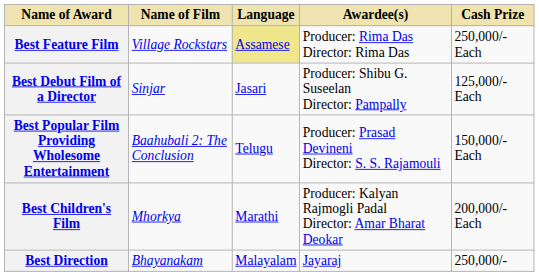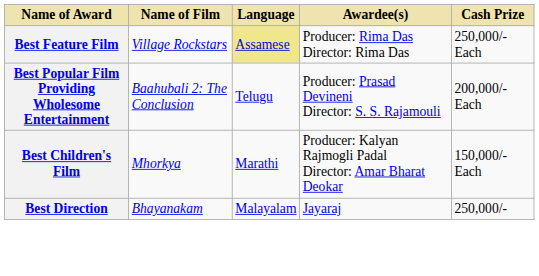- row: (67, 89)
(481, 148) 150,000/- Each -> (481, 96) 200,000/- Each
(481, 216) 200,000/- Each -> (481, 164) 150,000/- Each
